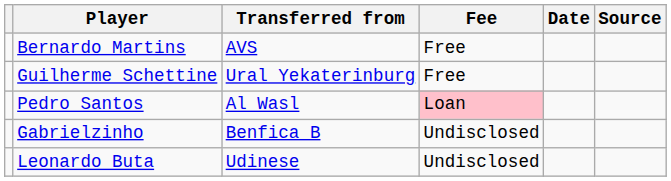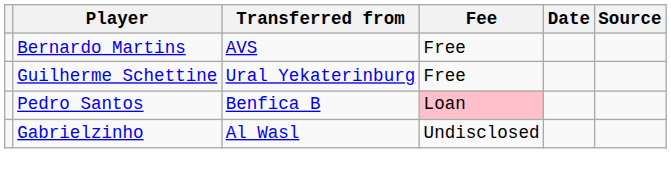(263, 105) Al Wasl -> (273, 105) Benfica B
(273, 133) Benfica B -> (263, 133) Al Wasl
- row: (86, 162)
